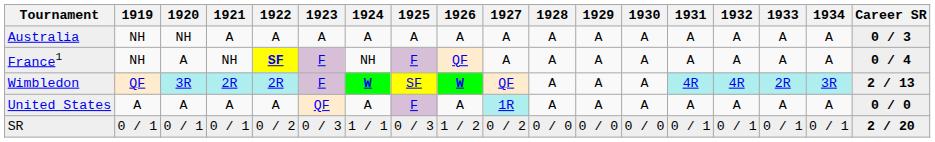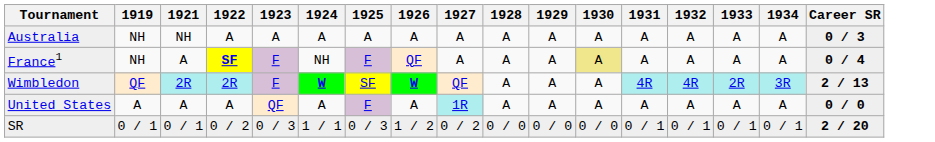- column: (183, 15)
(230, 37) A -> (183, 37) NH
(230, 60) NH -> (183, 60) A
(644, 60) no background -> (598, 60) khaki background
